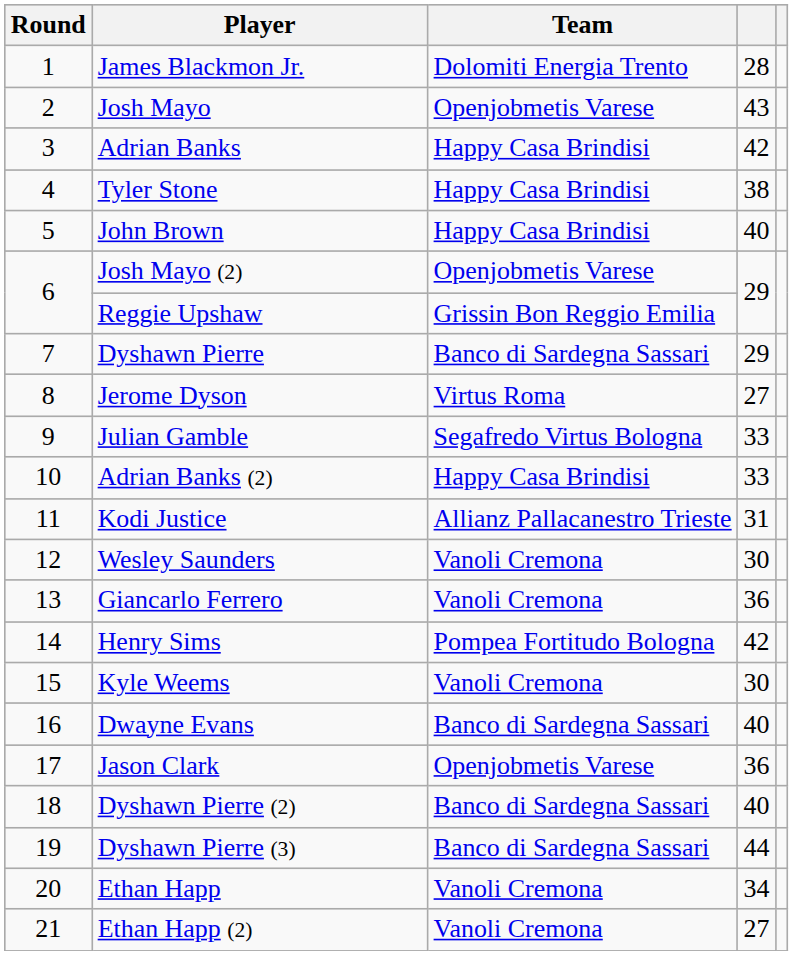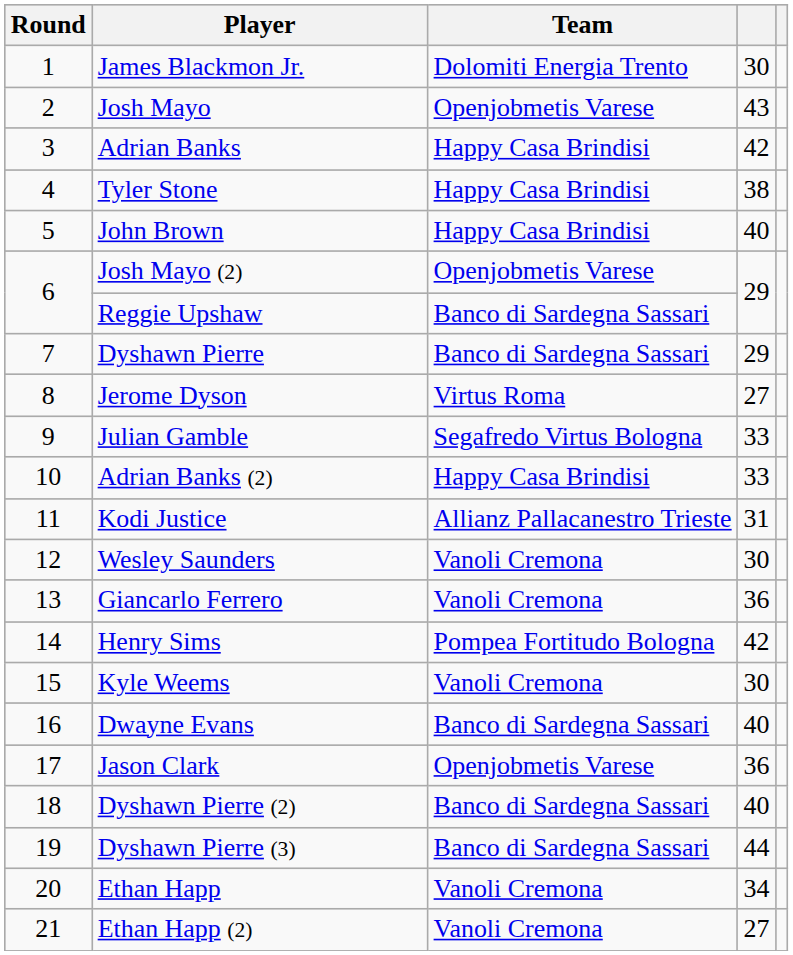(757, 66) 28 -> (757, 66) 30
(574, 312) Grissin Bon Reggio Emilia -> (571, 312) Banco di Sardegna Sassari
